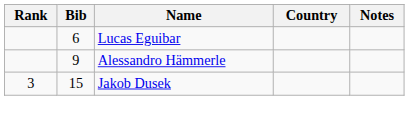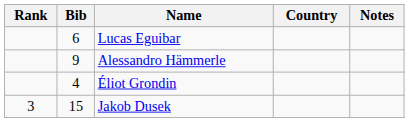+ row: (137, 83)
